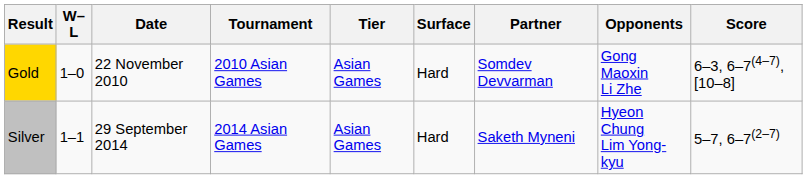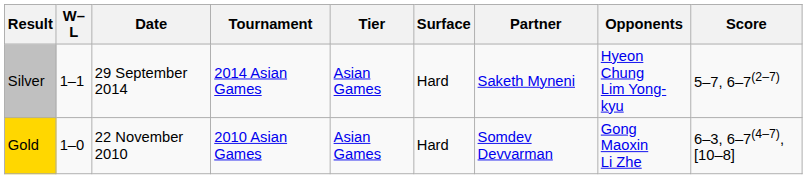rows swapped: (23, 72) <-> (26, 137)
